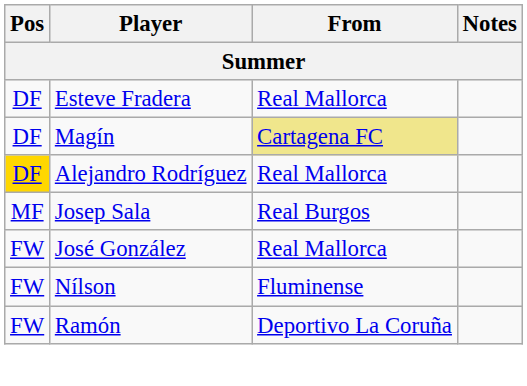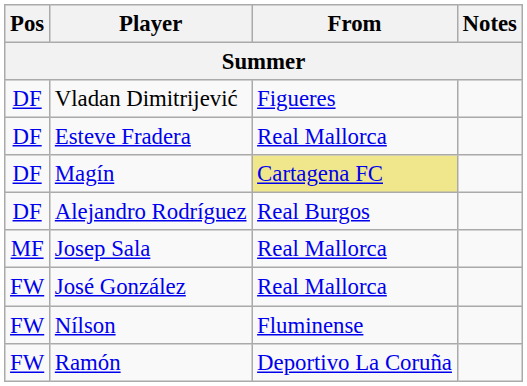+ row: (146, 98)
(27, 173) gold background -> (27, 211) no background
(322, 173) Real Mallorca -> (314, 211) Real Burgos
(314, 211) Real Burgos -> (322, 249) Real Mallorca
